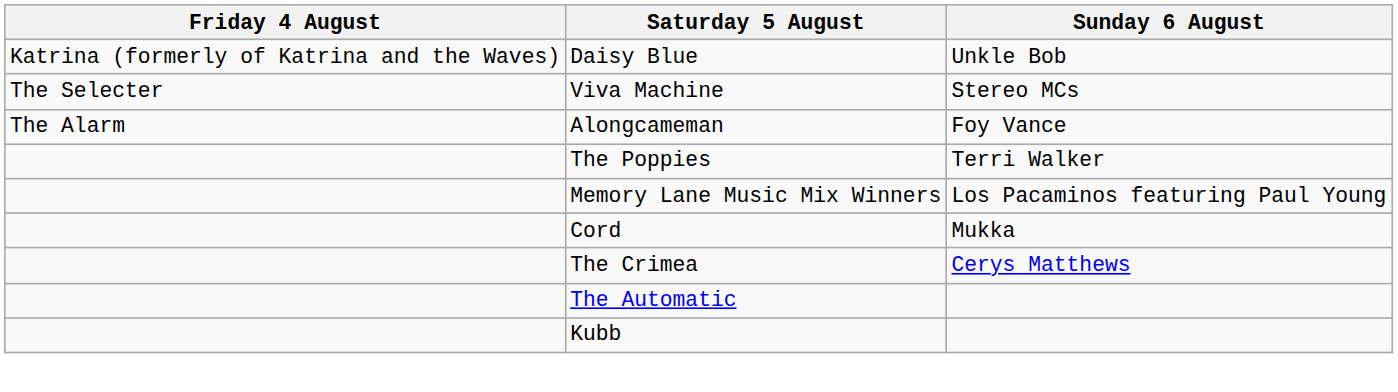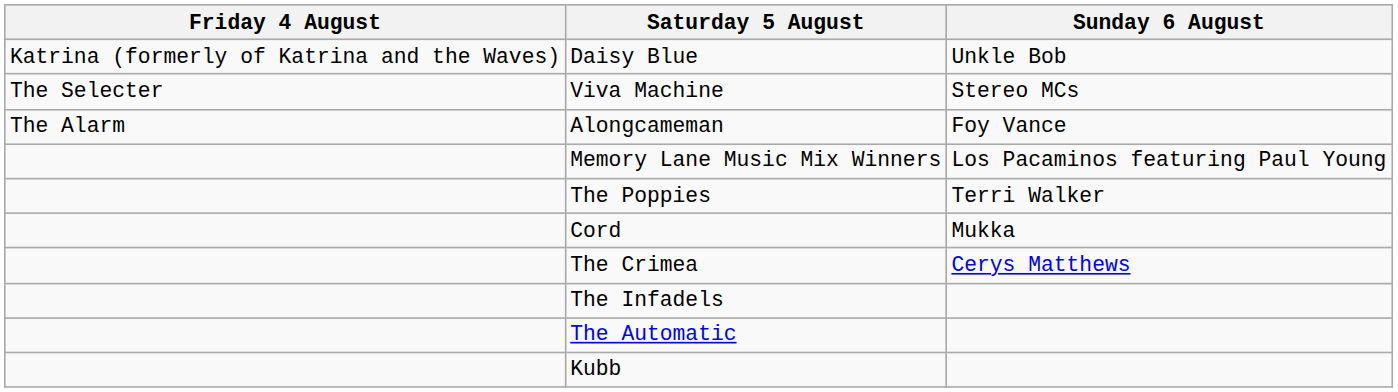rows swapped: (756, 196) <-> (641, 161)
+ row: (647, 300)
